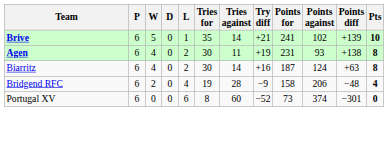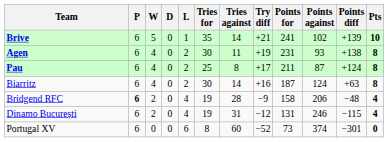+ row: (15, 68)
(137, 83) normal -> (137, 99) bold
+ row: (42, 114)
